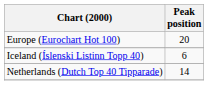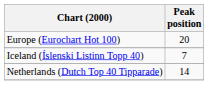(184, 55) 6 -> (184, 55) 7
